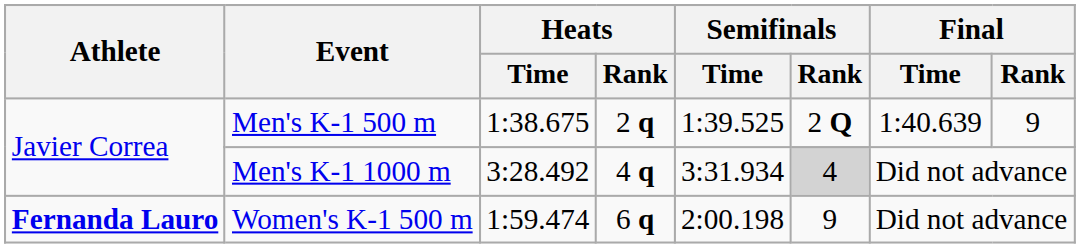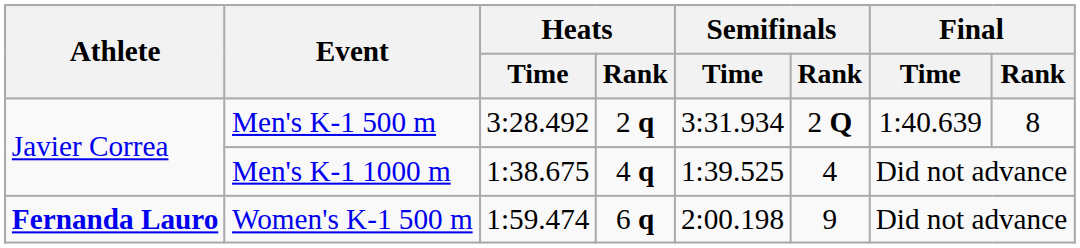(538, 122) 1:38.675 -> (538, 122) 3:28.492
(733, 122) 1:39.525 -> (733, 122) 3:31.934
(1033, 122) 9 -> (1033, 122) 8
(538, 171) 3:28.492 -> (538, 171) 1:38.675
(733, 171) 3:31.934 -> (733, 171) 1:39.525
(830, 171) lightgrey background -> (830, 171) no background
